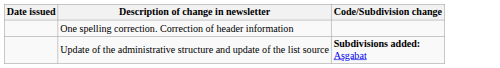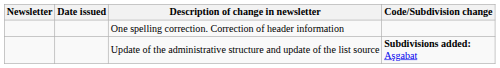+ column: (30, 12)
